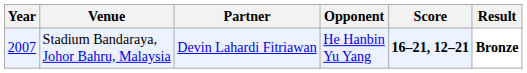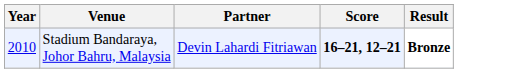- column: (354, 16)
(22, 48) 2007 -> (22, 48) 2010
